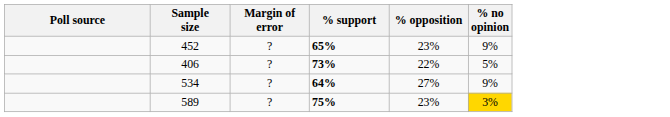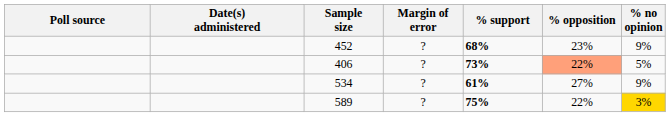+ column: (227, 20)
(324, 45) 65% -> (477, 45) 68%
(429, 64) no background -> (582, 64) lightsalmon background
(324, 83) 64% -> (477, 83) 61%
(429, 102) 23% -> (582, 102) 22%
